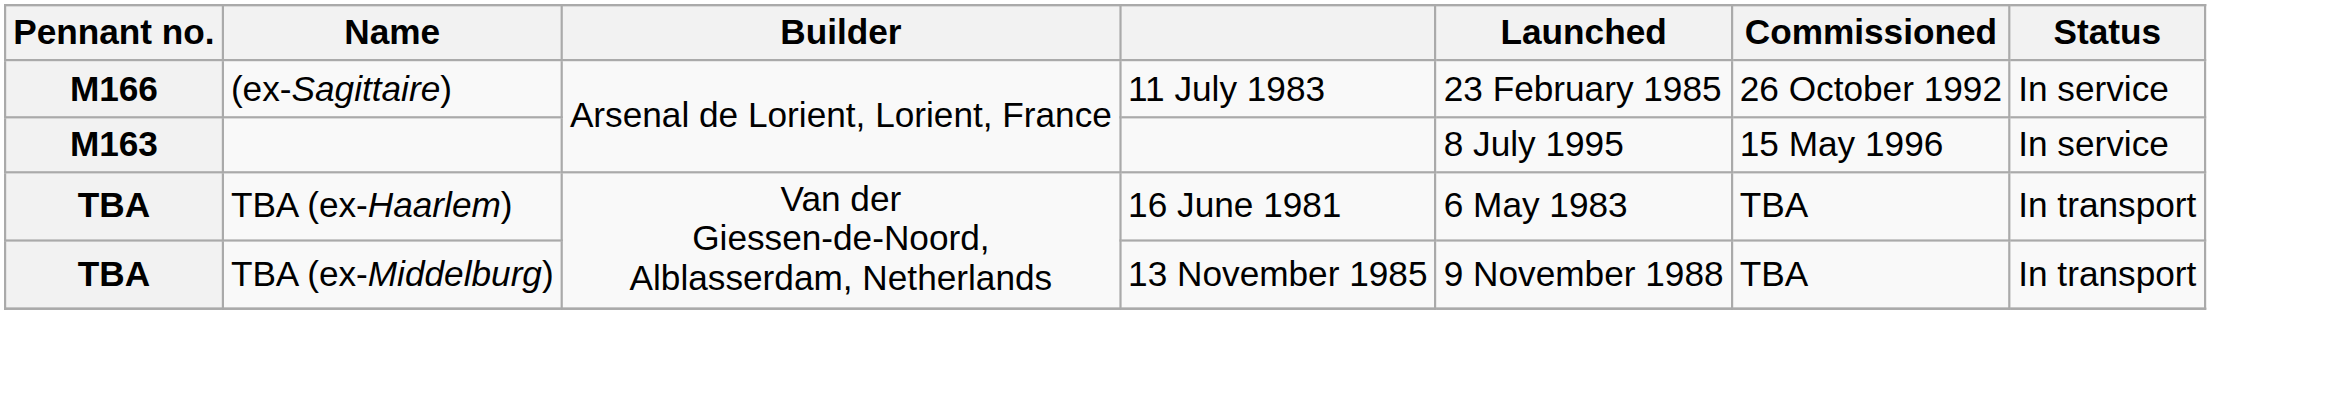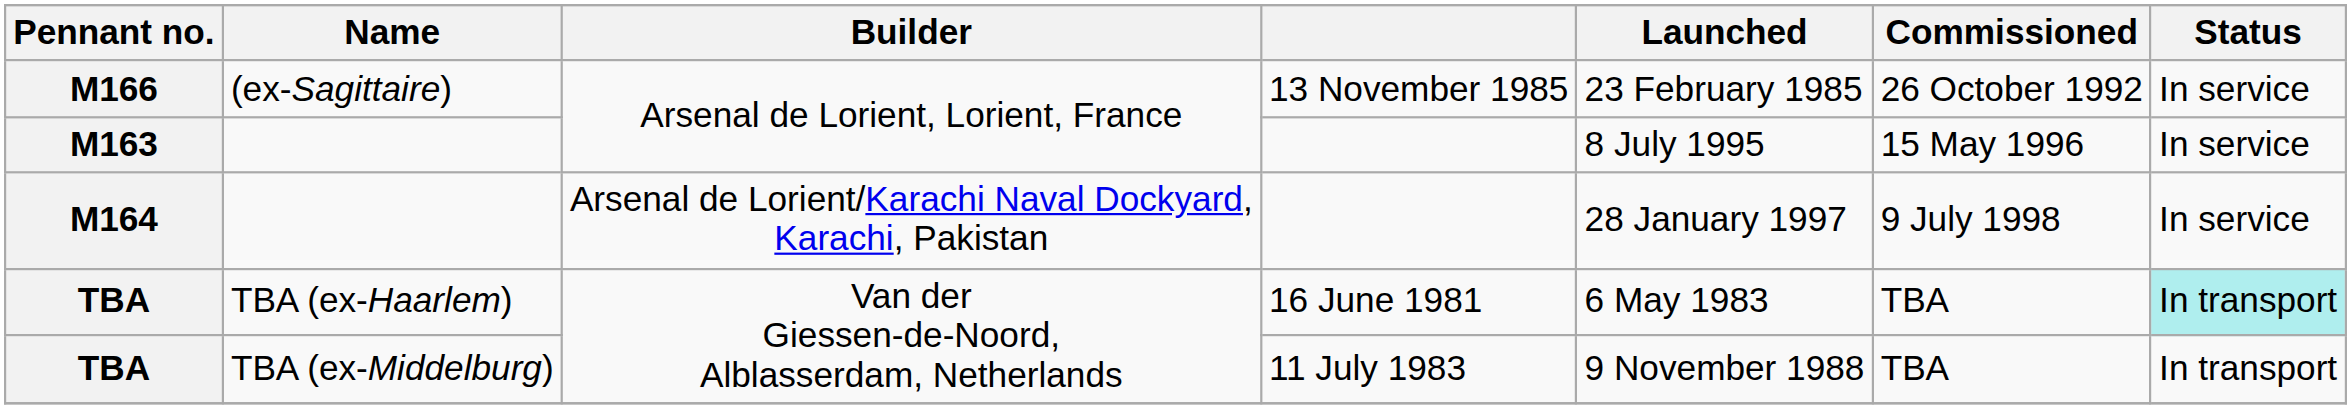(1227, 88) 11 July 1983 -> (1419, 88) 13 November 1985
+ row: (114, 219)
(2107, 205) no background -> (2248, 301) paleturquoise background
(1278, 273) 13 November 1985 -> (1367, 368) 11 July 1983
